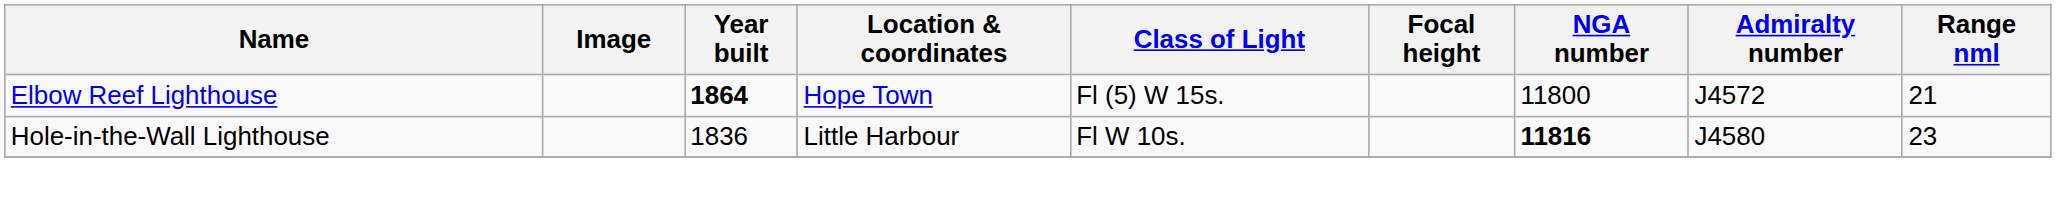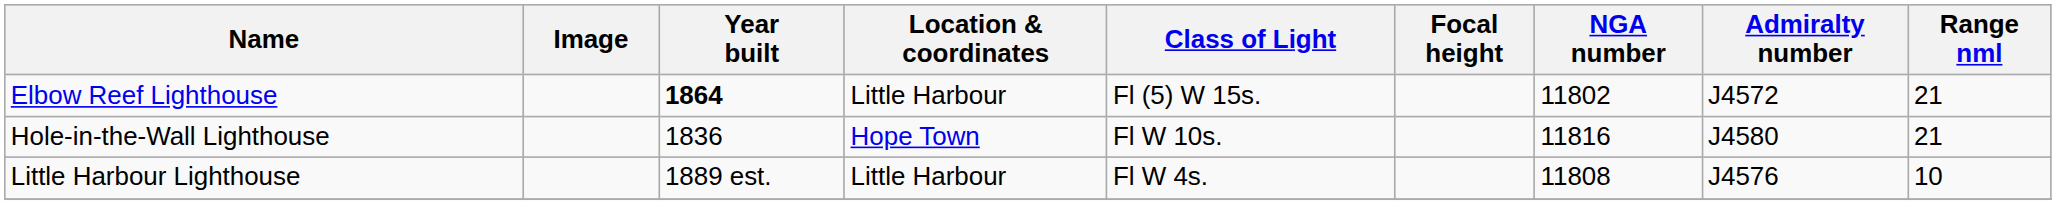(868, 95) Hope Town -> (928, 95) Little Harbour
(1555, 95) 11800 -> (1576, 95) 11802
(881, 136) Little Harbour -> (915, 136) Hope Town
(1556, 136) bold -> (1576, 136) normal
(1923, 136) 23 -> (1928, 136) 21
+ row: (156, 177)
